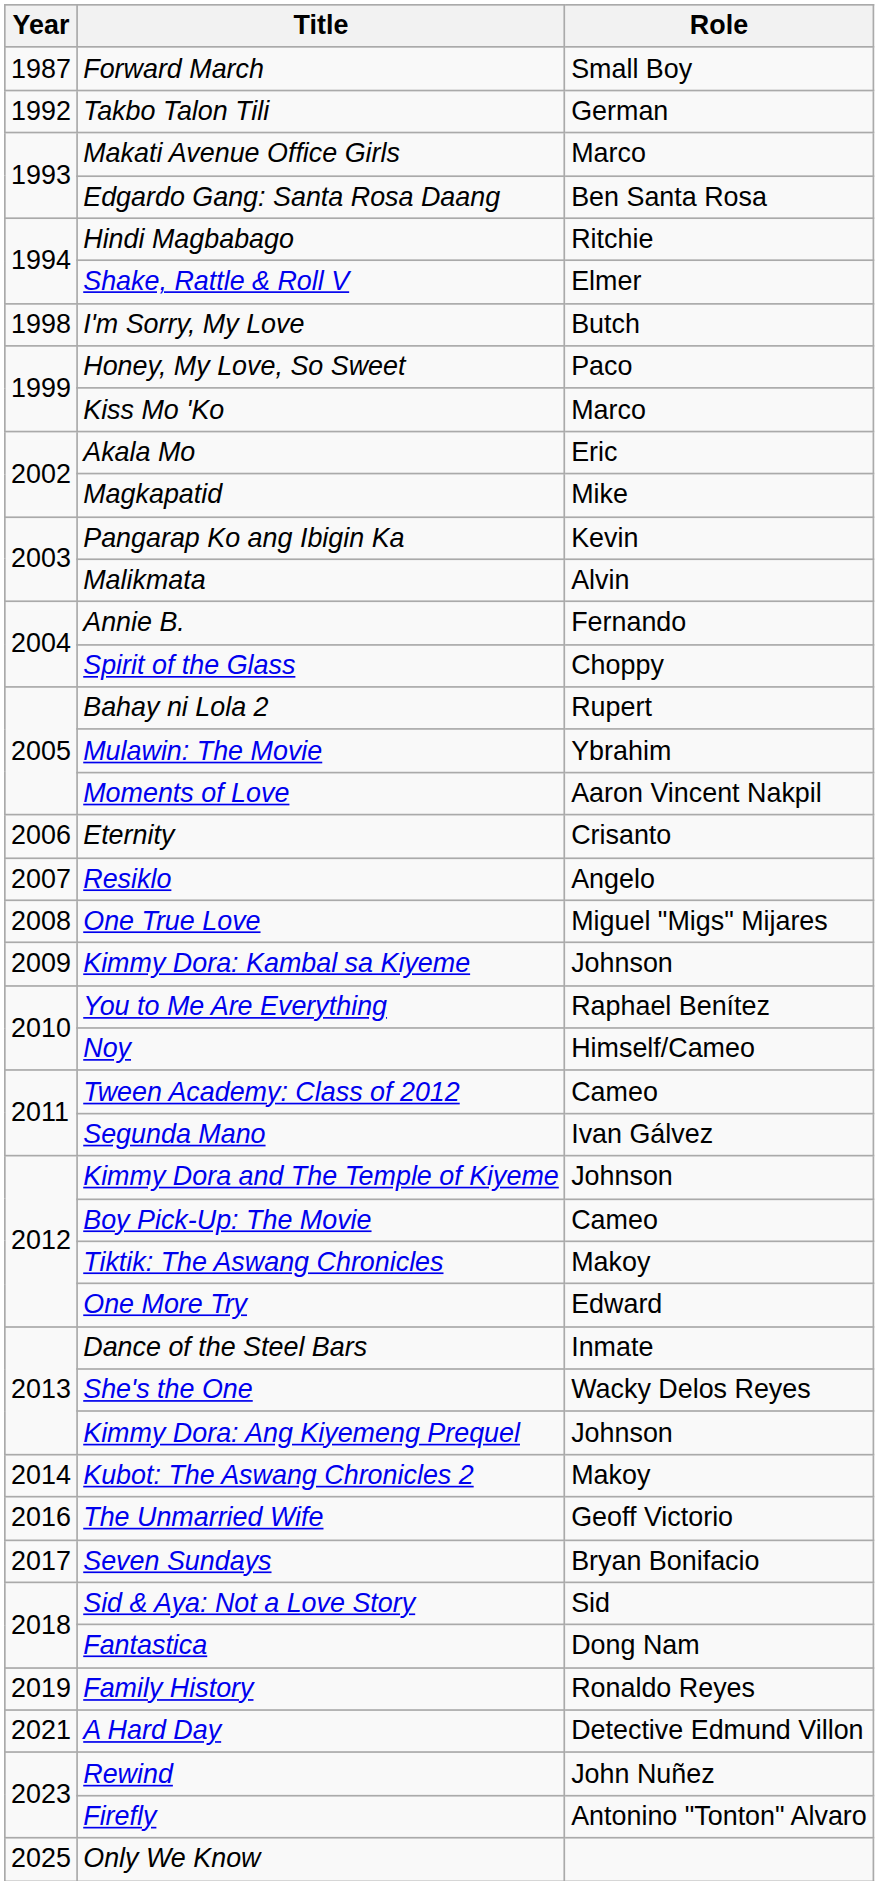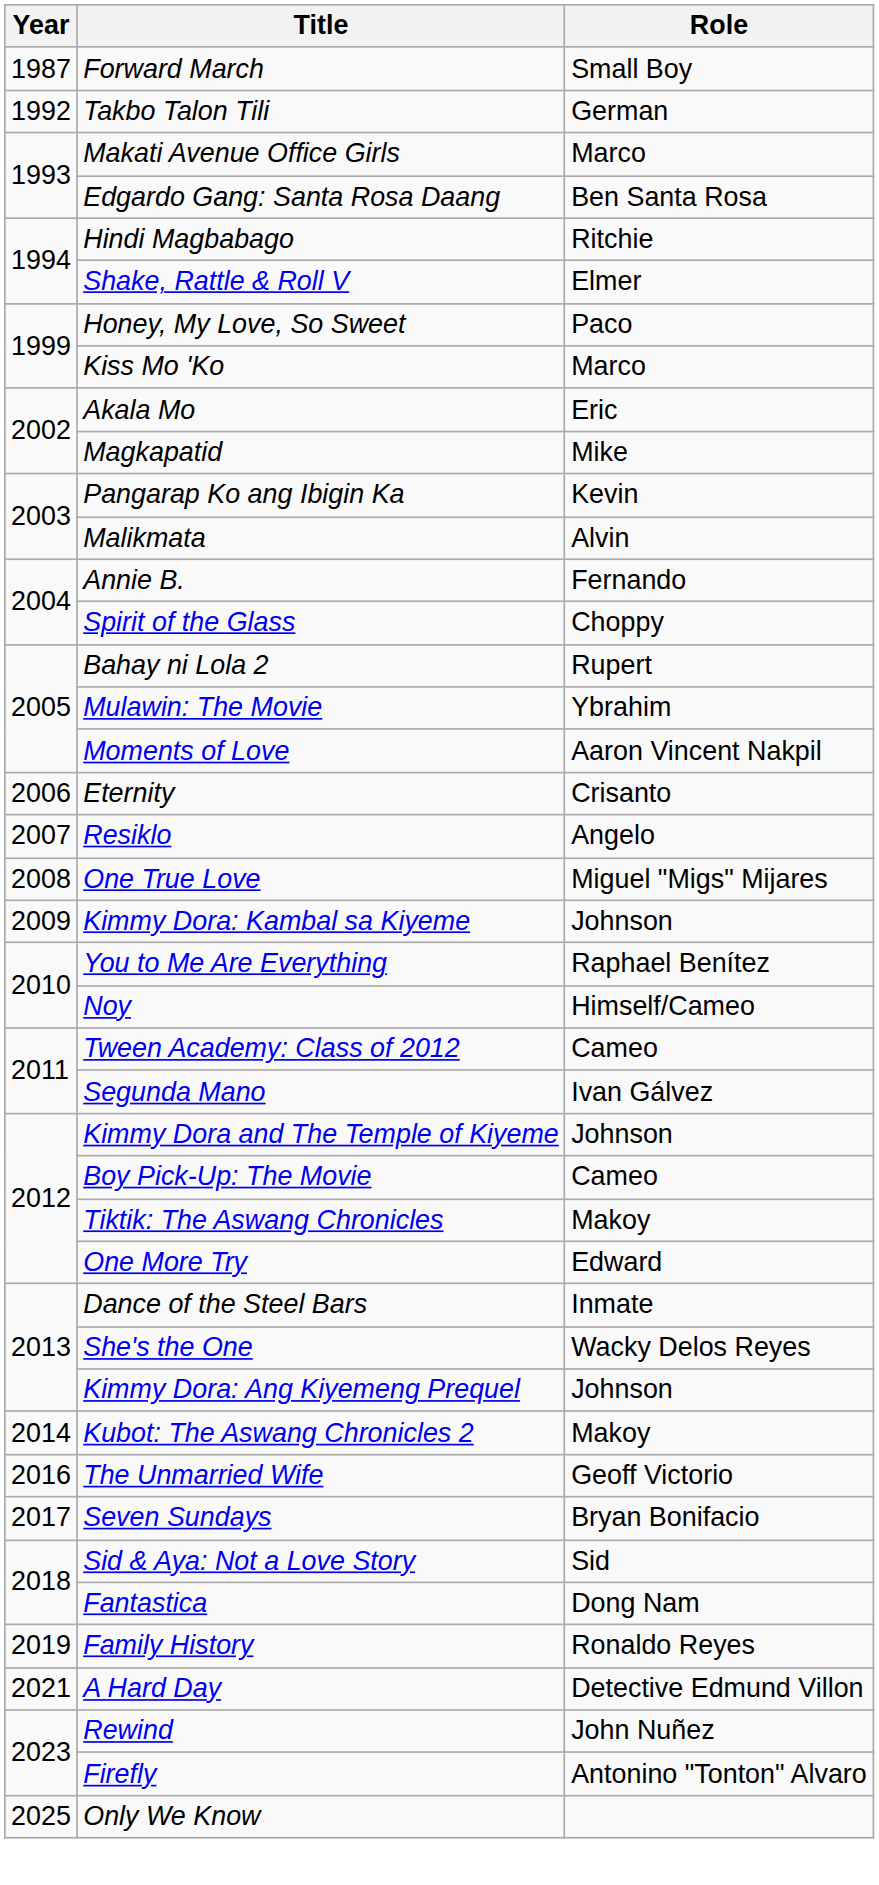- row: (194, 324)
